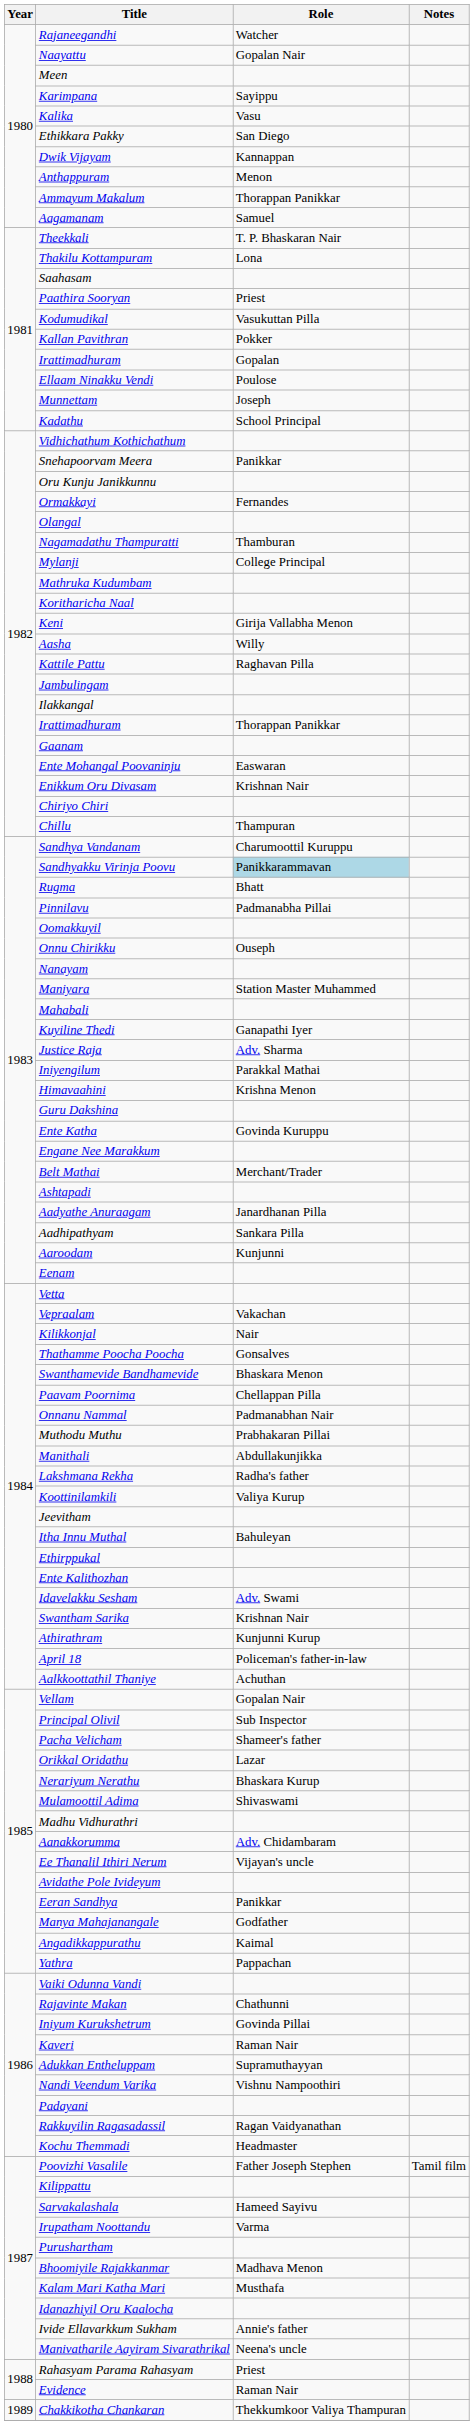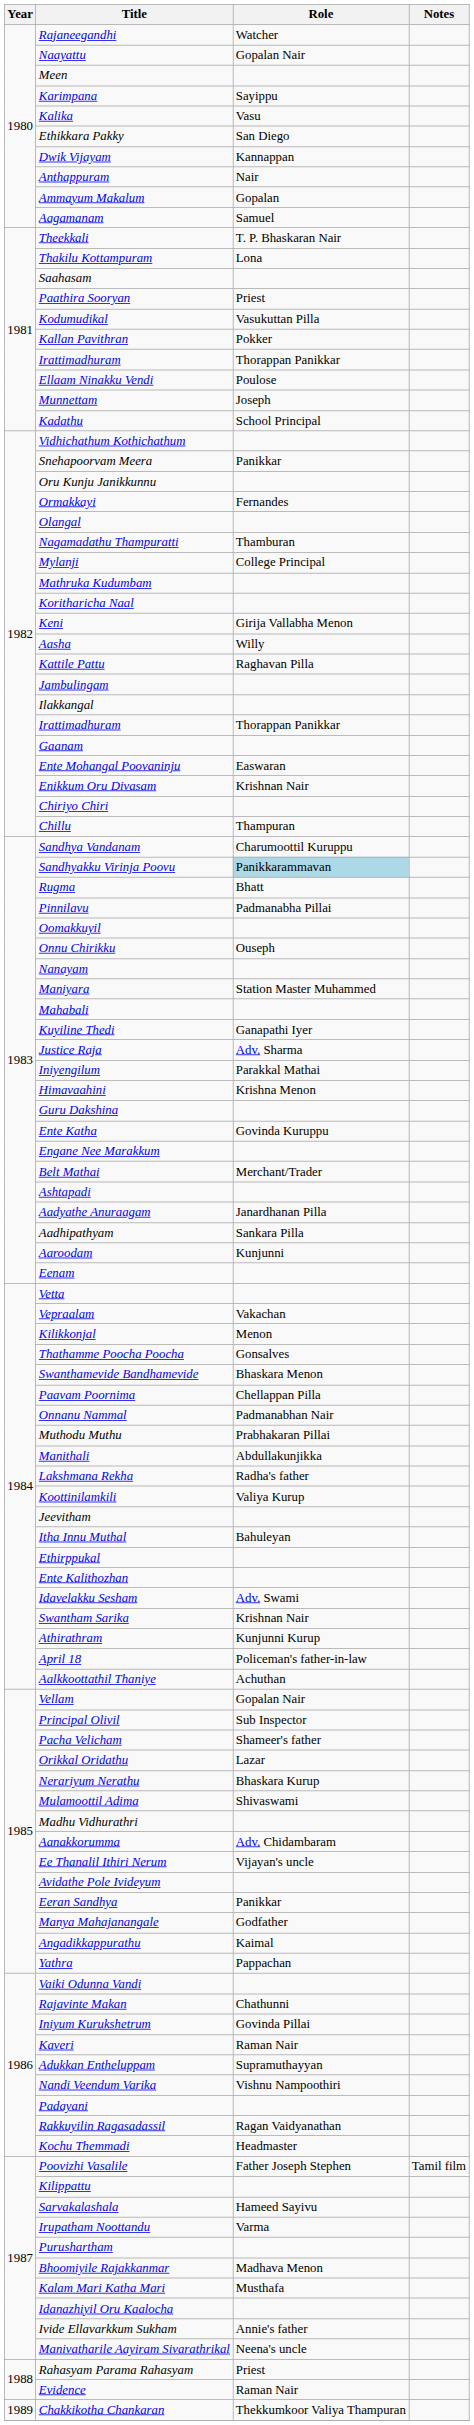(254, 177) Menon -> (247, 177) Nair
(288, 197) Thorappan Panikkar -> (257, 197) Gopalan
(257, 359) Gopalan -> (288, 359) Thorappan Panikkar
(247, 1334) Nair -> (254, 1334) Menon
